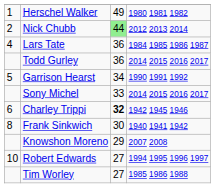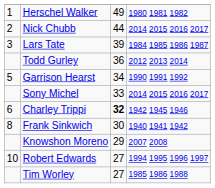(119, 28) lightgreen background -> (119, 28) no background
(158, 29) 2012 2013 2014 -> (168, 29) 2014 2015 2016 2017
(10, 45) 4 -> (10, 45) 3
(119, 45) 36 -> (119, 45) 39
(168, 61) 2014 2015 2016 2017 -> (158, 61) 2012 2013 2014
